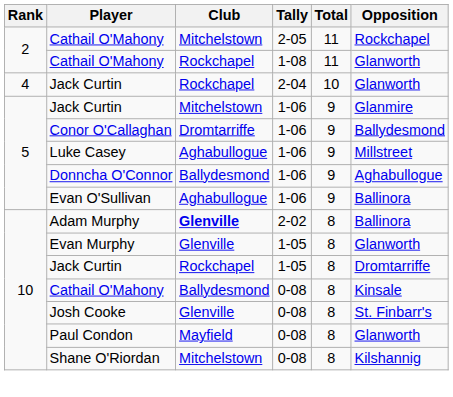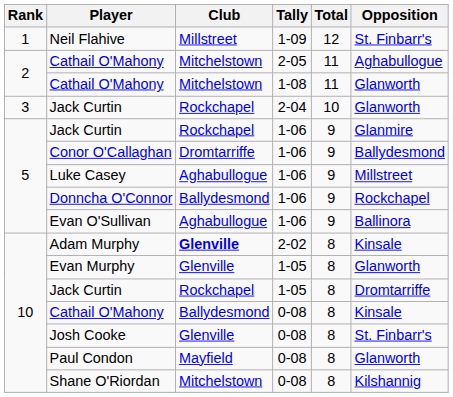+ row: (87, 38)
(392, 38) Rockchapel -> (399, 61) Aghabullogue
(217, 61) Rockchapel -> (221, 84) Mitchelstown
(25, 84) 4 -> (25, 107) 3
(221, 107) Mitchelstown -> (217, 130) Rockchapel
(399, 175) Aghabullogue -> (392, 198) Rockchapel
(383, 221) Ballinora -> (378, 244) Kinsale
